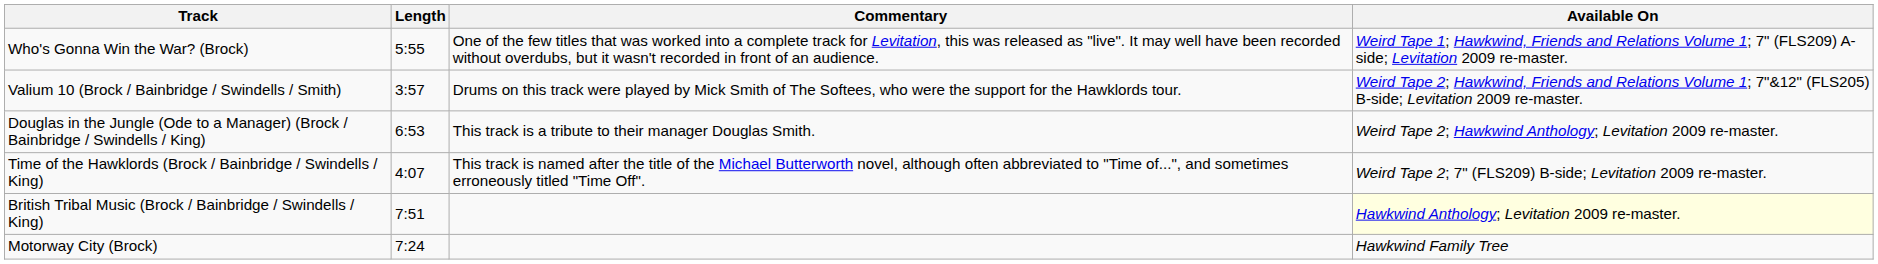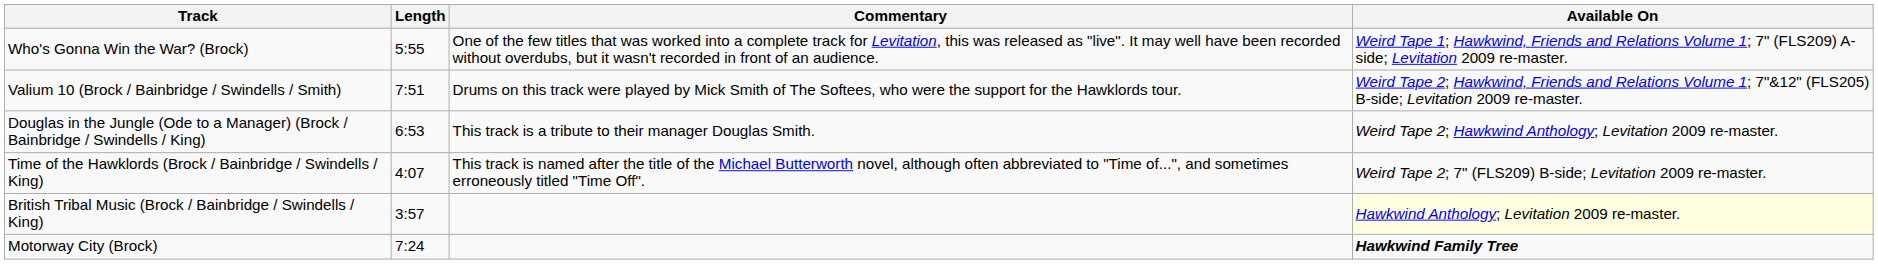(410, 90) 3:57 -> (410, 90) 7:51
(410, 214) 7:51 -> (410, 214) 3:57
(1432, 246) normal -> (1437, 246) bold
